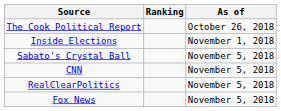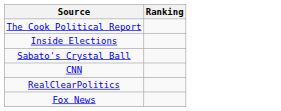- column: (231, 12)
